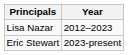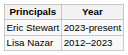rows swapped: (30, 27) <-> (33, 43)
